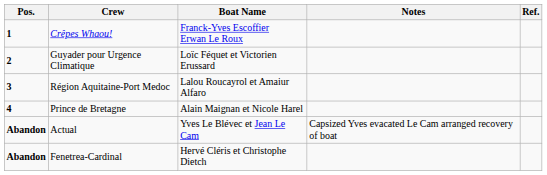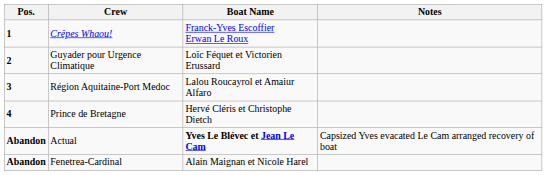- column: (531, 12)
(242, 108) Alain Maignan et Nicole Harel -> (238, 114) Hervé Cléris et Christophe Dietch
(233, 130) normal -> (240, 141) bold
(233, 156) Hervé Cléris et Christophe Dietch -> (247, 162) Alain Maignan et Nicole Harel
